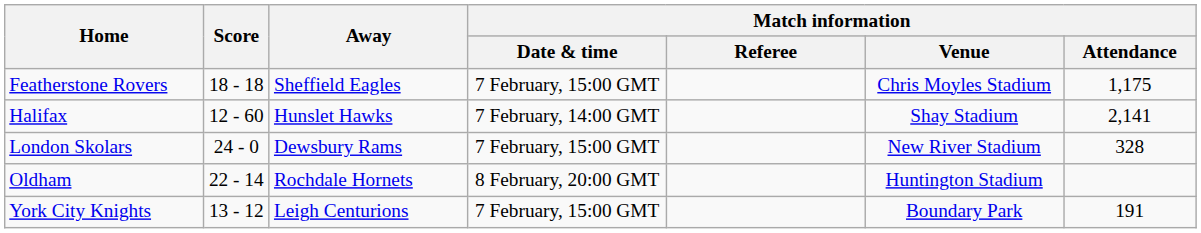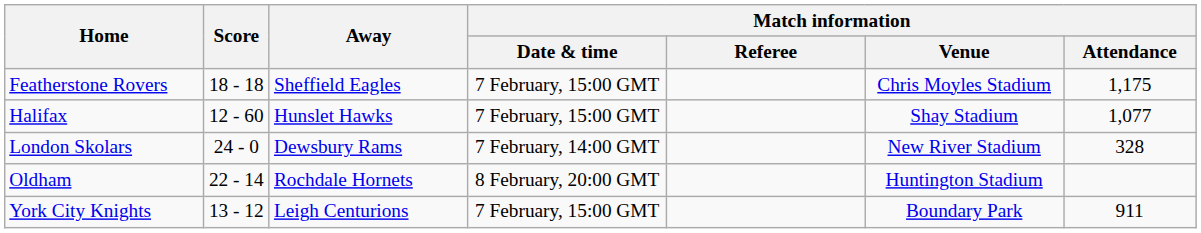(567, 115) 7 February, 14:00 GMT -> (567, 115) 7 February, 15:00 GMT
(1130, 115) 2,141 -> (1130, 115) 1,077
(567, 147) 7 February, 15:00 GMT -> (567, 147) 7 February, 14:00 GMT
(1130, 211) 191 -> (1130, 211) 911
